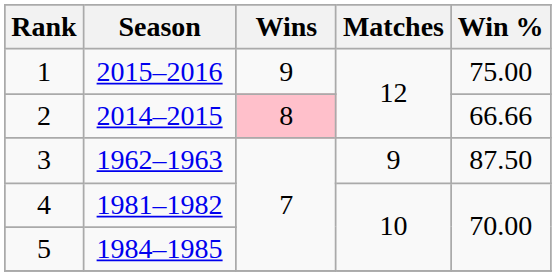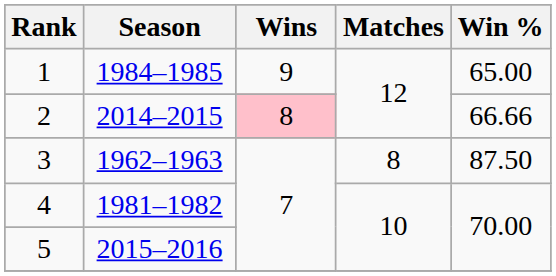(160, 71) 2015–2016 -> (160, 71) 1984–1985
(501, 71) 75.00 -> (501, 71) 65.00
(393, 159) 9 -> (393, 159) 8
(160, 248) 1984–1985 -> (160, 248) 2015–2016
